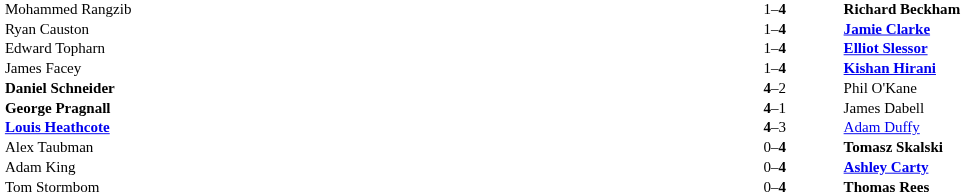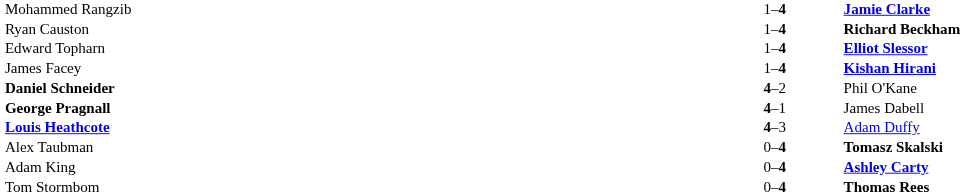(902, 9) Richard Beckham -> (887, 9) Jamie Clarke
(887, 28) Jamie Clarke -> (902, 28) Richard Beckham
